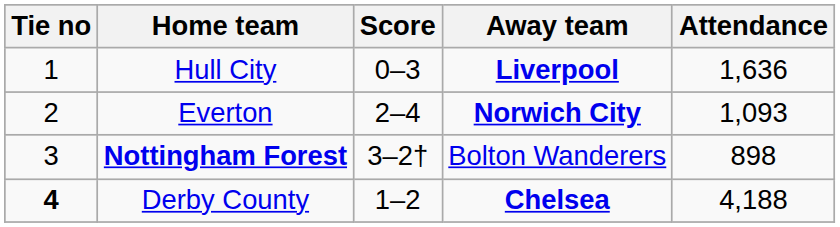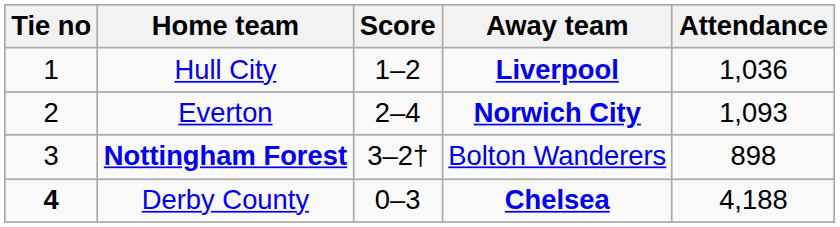(398, 69) 0–3 -> (398, 69) 1–2
(753, 69) 1,636 -> (753, 69) 1,036
(398, 199) 1–2 -> (398, 199) 0–3
